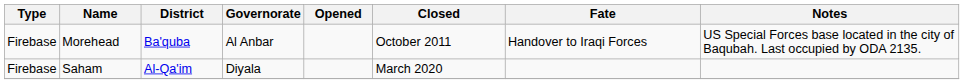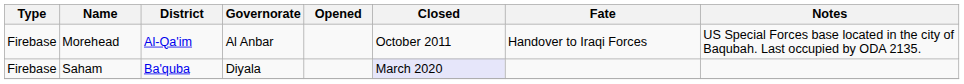(167, 41) Ba'quba -> (168, 41) Al-Qa'im
(168, 68) Al-Qa'im -> (167, 68) Ba'quba
(409, 68) no background -> (409, 68) lavender background
